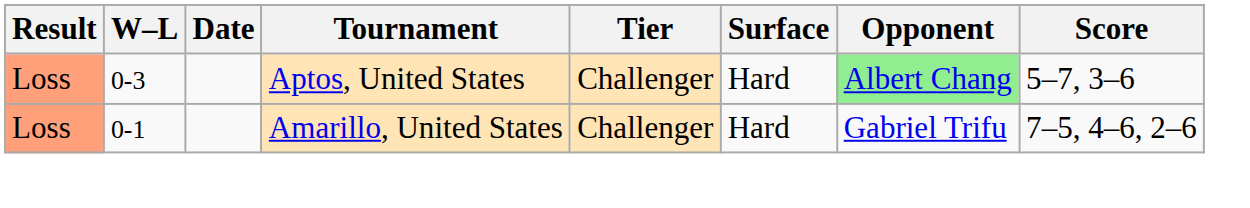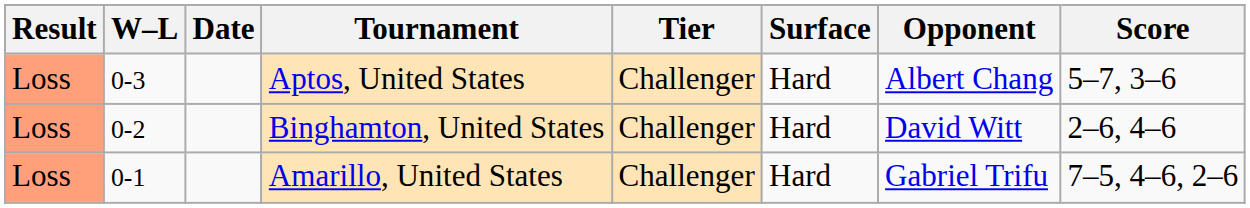(928, 78) lightgreen background -> (969, 78) no background
+ row: (437, 127)
